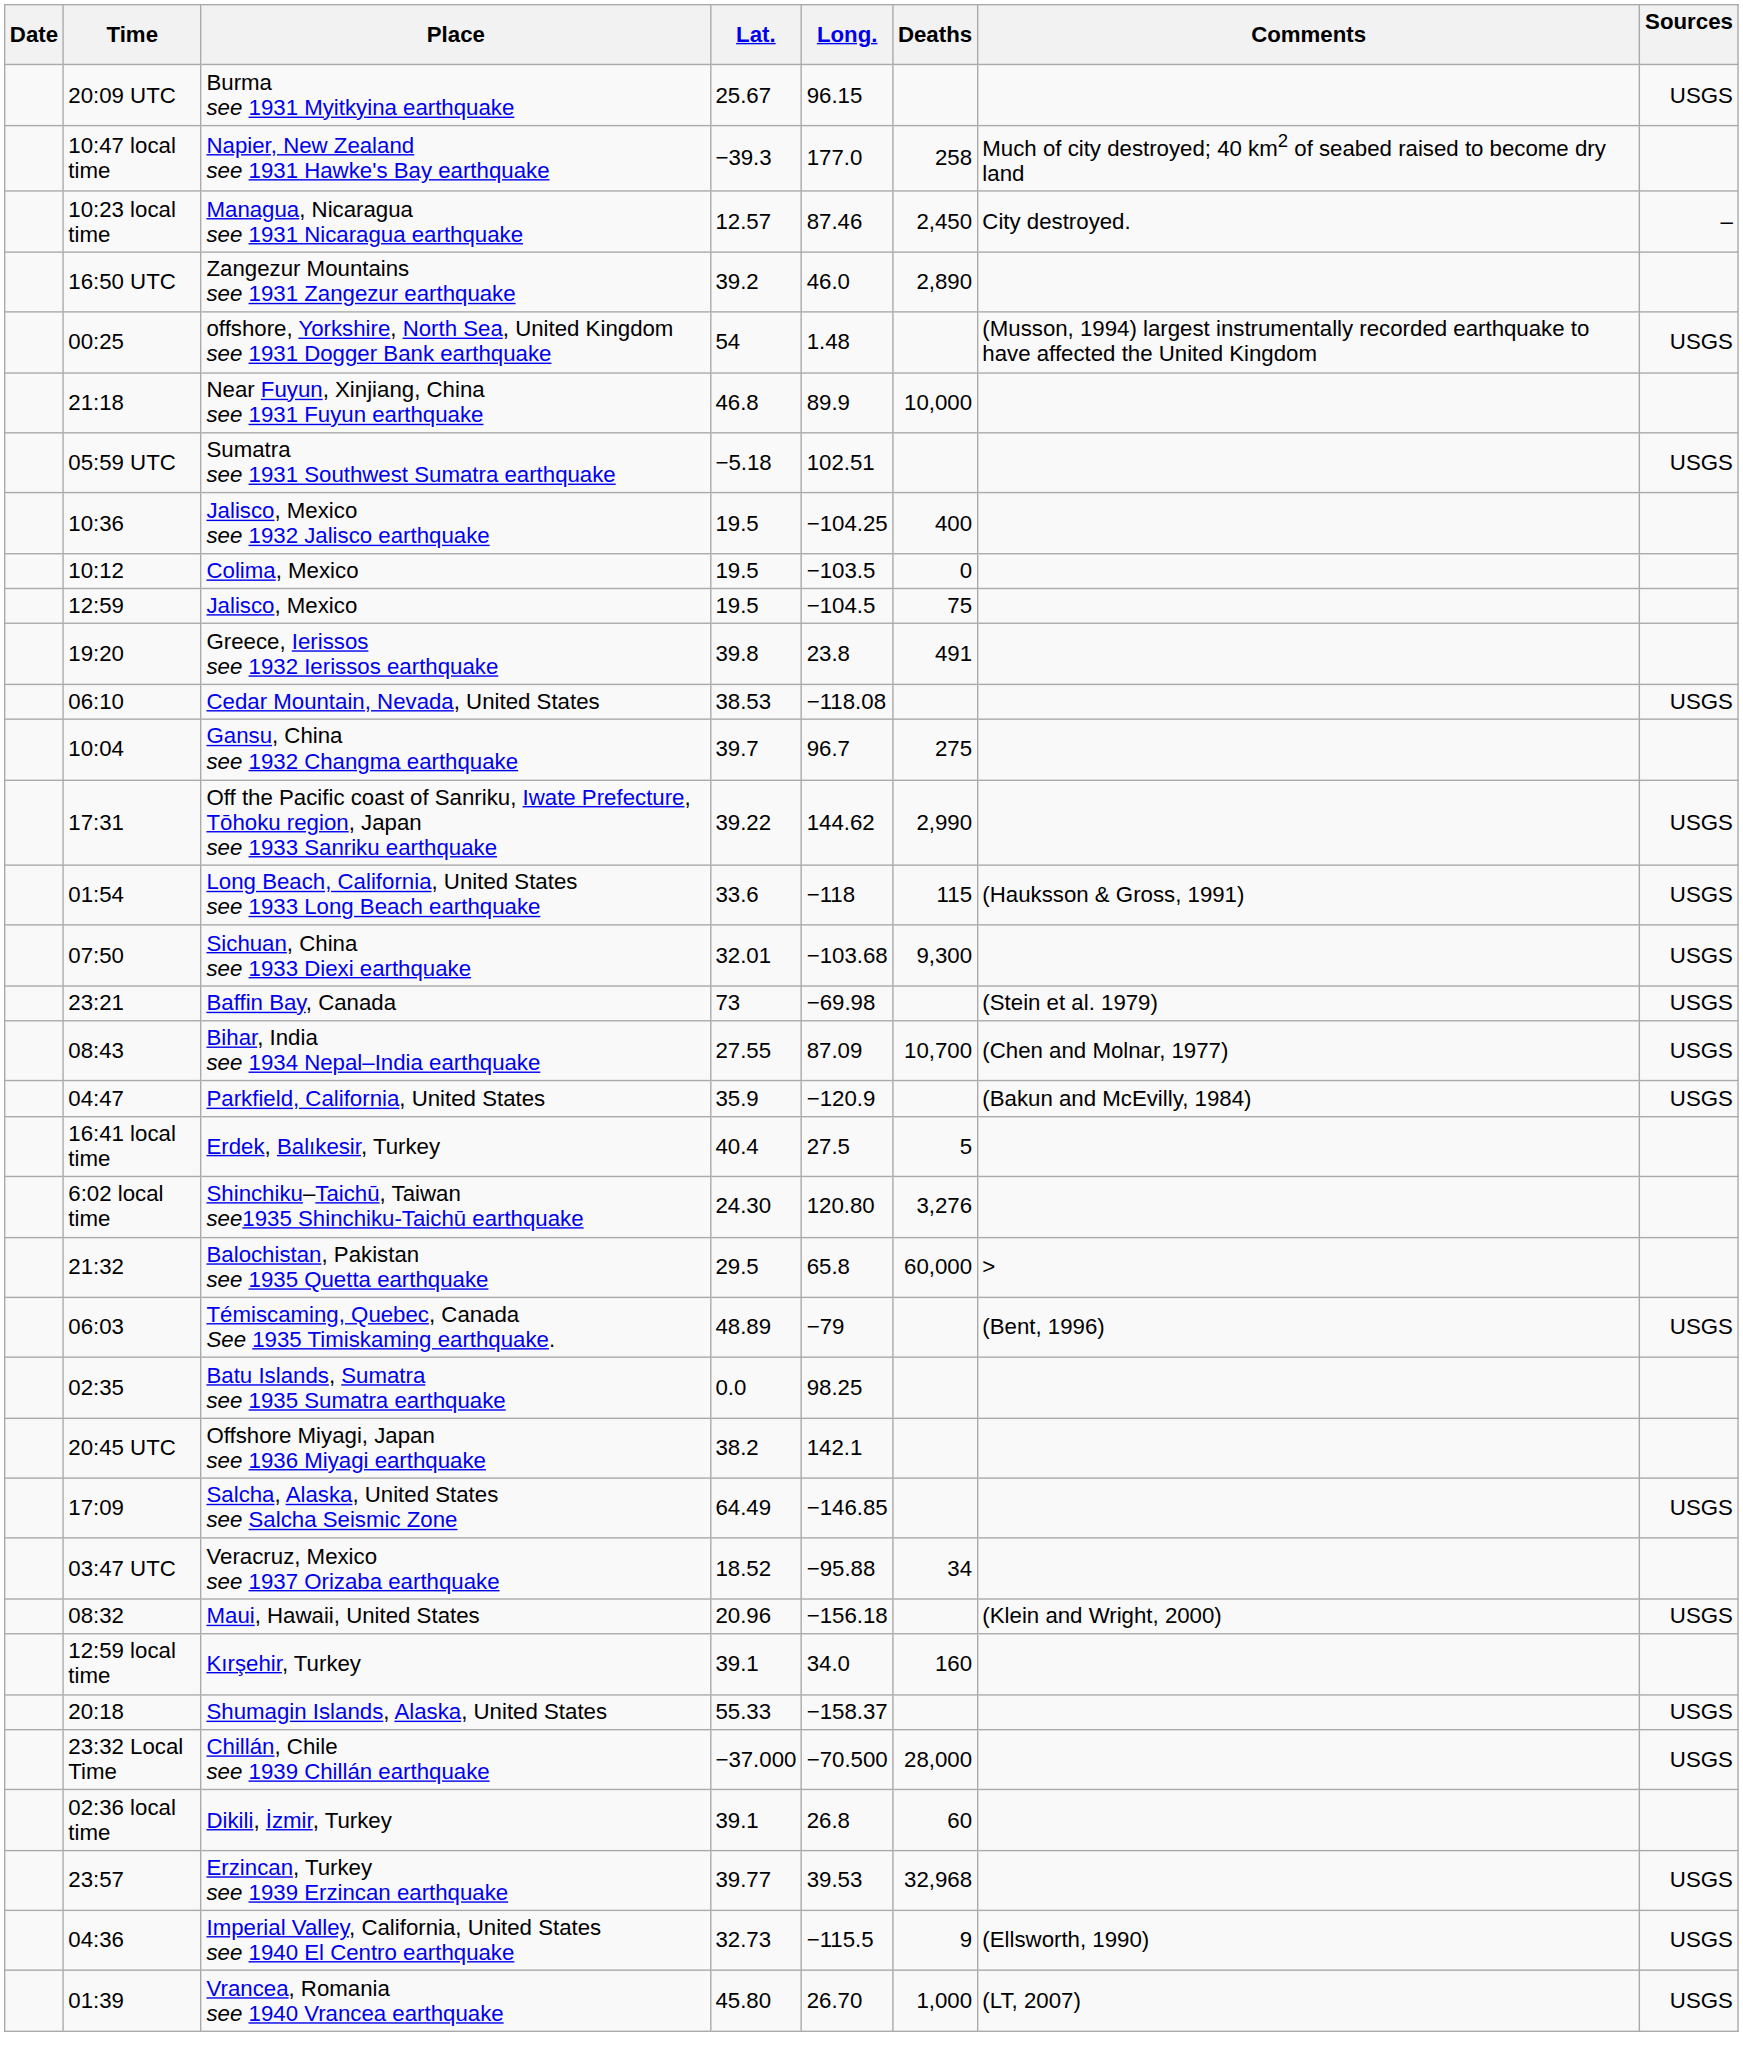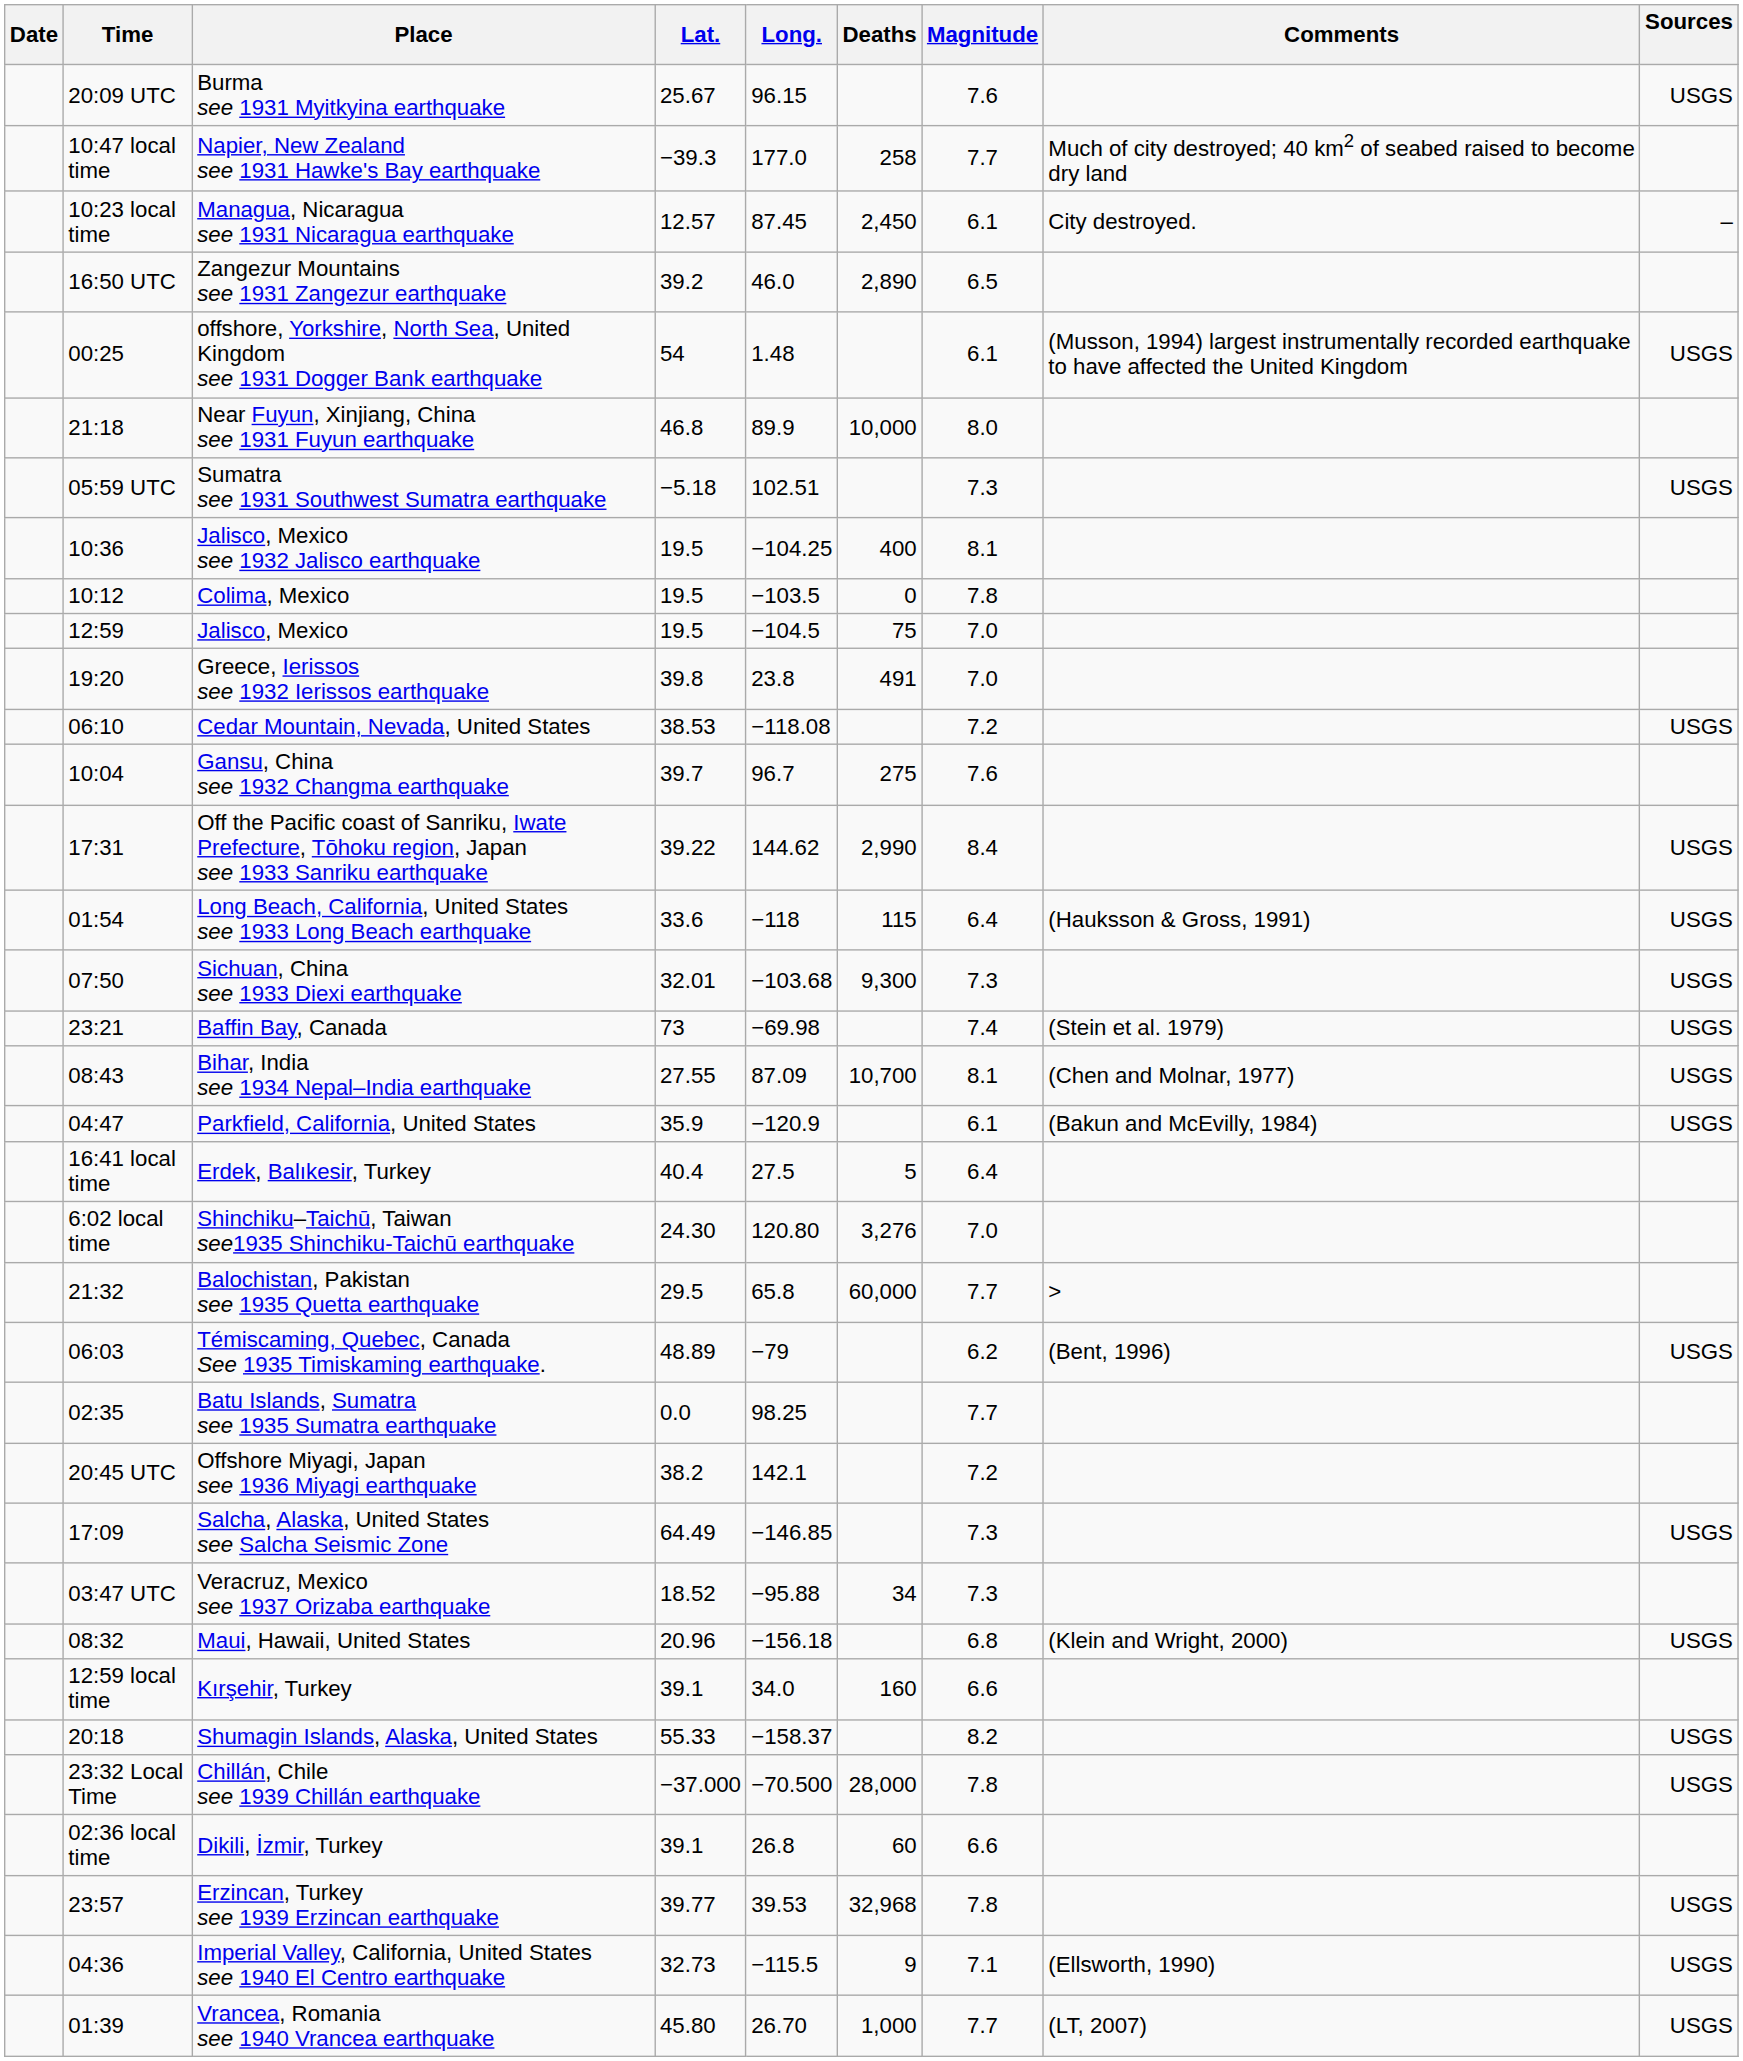+ column: (983, 34)
(834, 221) 87.46 -> (779, 221) 87.45
